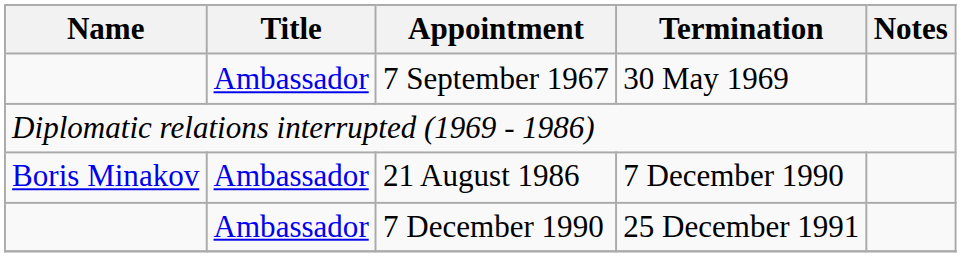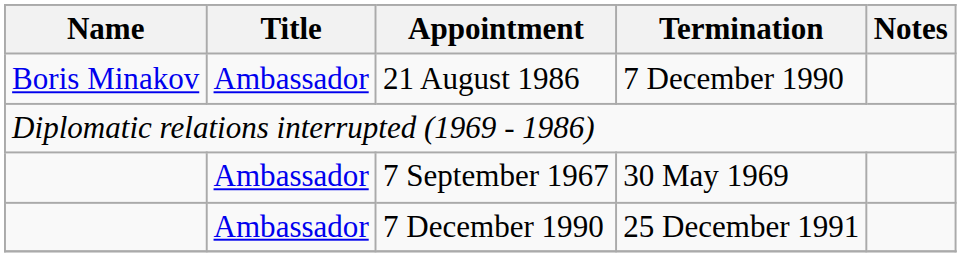rows swapped: (496, 78) <-> (481, 176)
